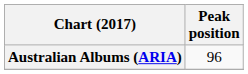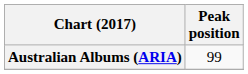(214, 57) 96 -> (214, 57) 99
